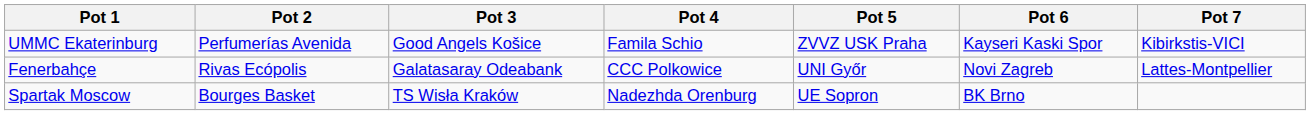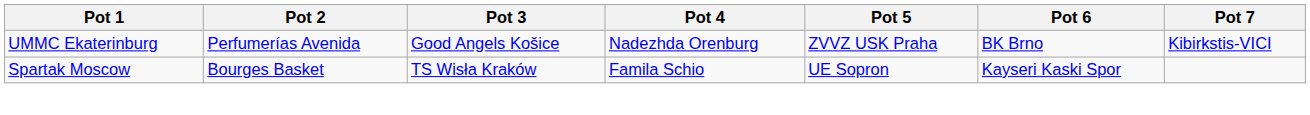(655, 43) Famila Schio -> (684, 43) Nadezhda Orenburg
(1033, 43) Kayseri Kaski Spor -> (1012, 43) BK Brno
- row: (52, 69)
(682, 95) Nadezhda Orenburg -> (657, 69) Famila Schio
(994, 95) BK Brno -> (1051, 69) Kayseri Kaski Spor
